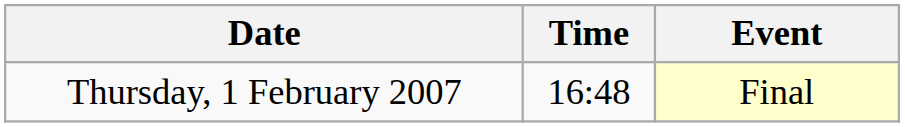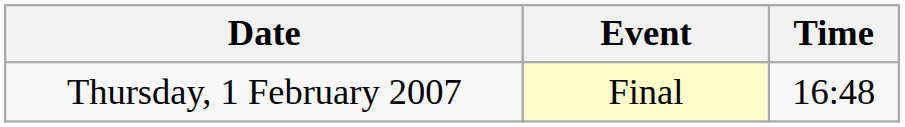columns swapped: (589, 33) <-> (777, 33)
